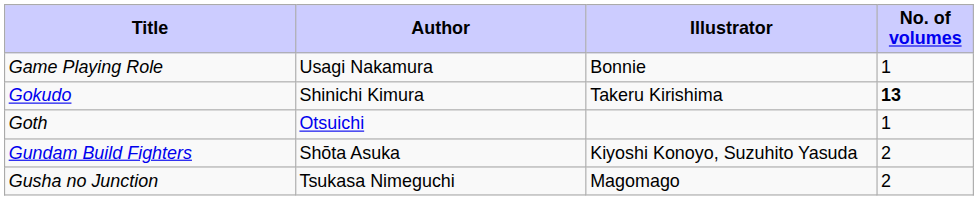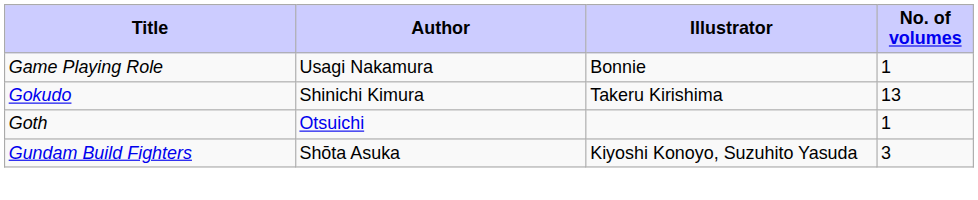(891, 95) bold -> (891, 95) normal
(886, 152) 2 -> (886, 152) 3
- row: (83, 180)
